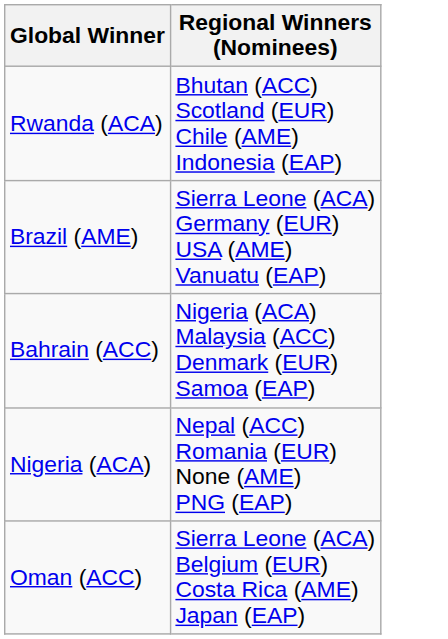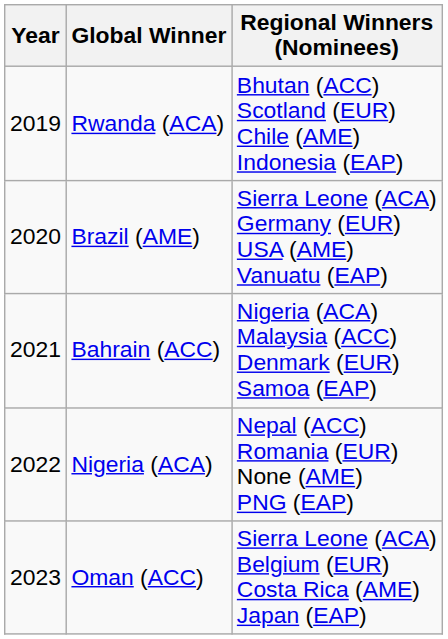+ column: (35, 35)
